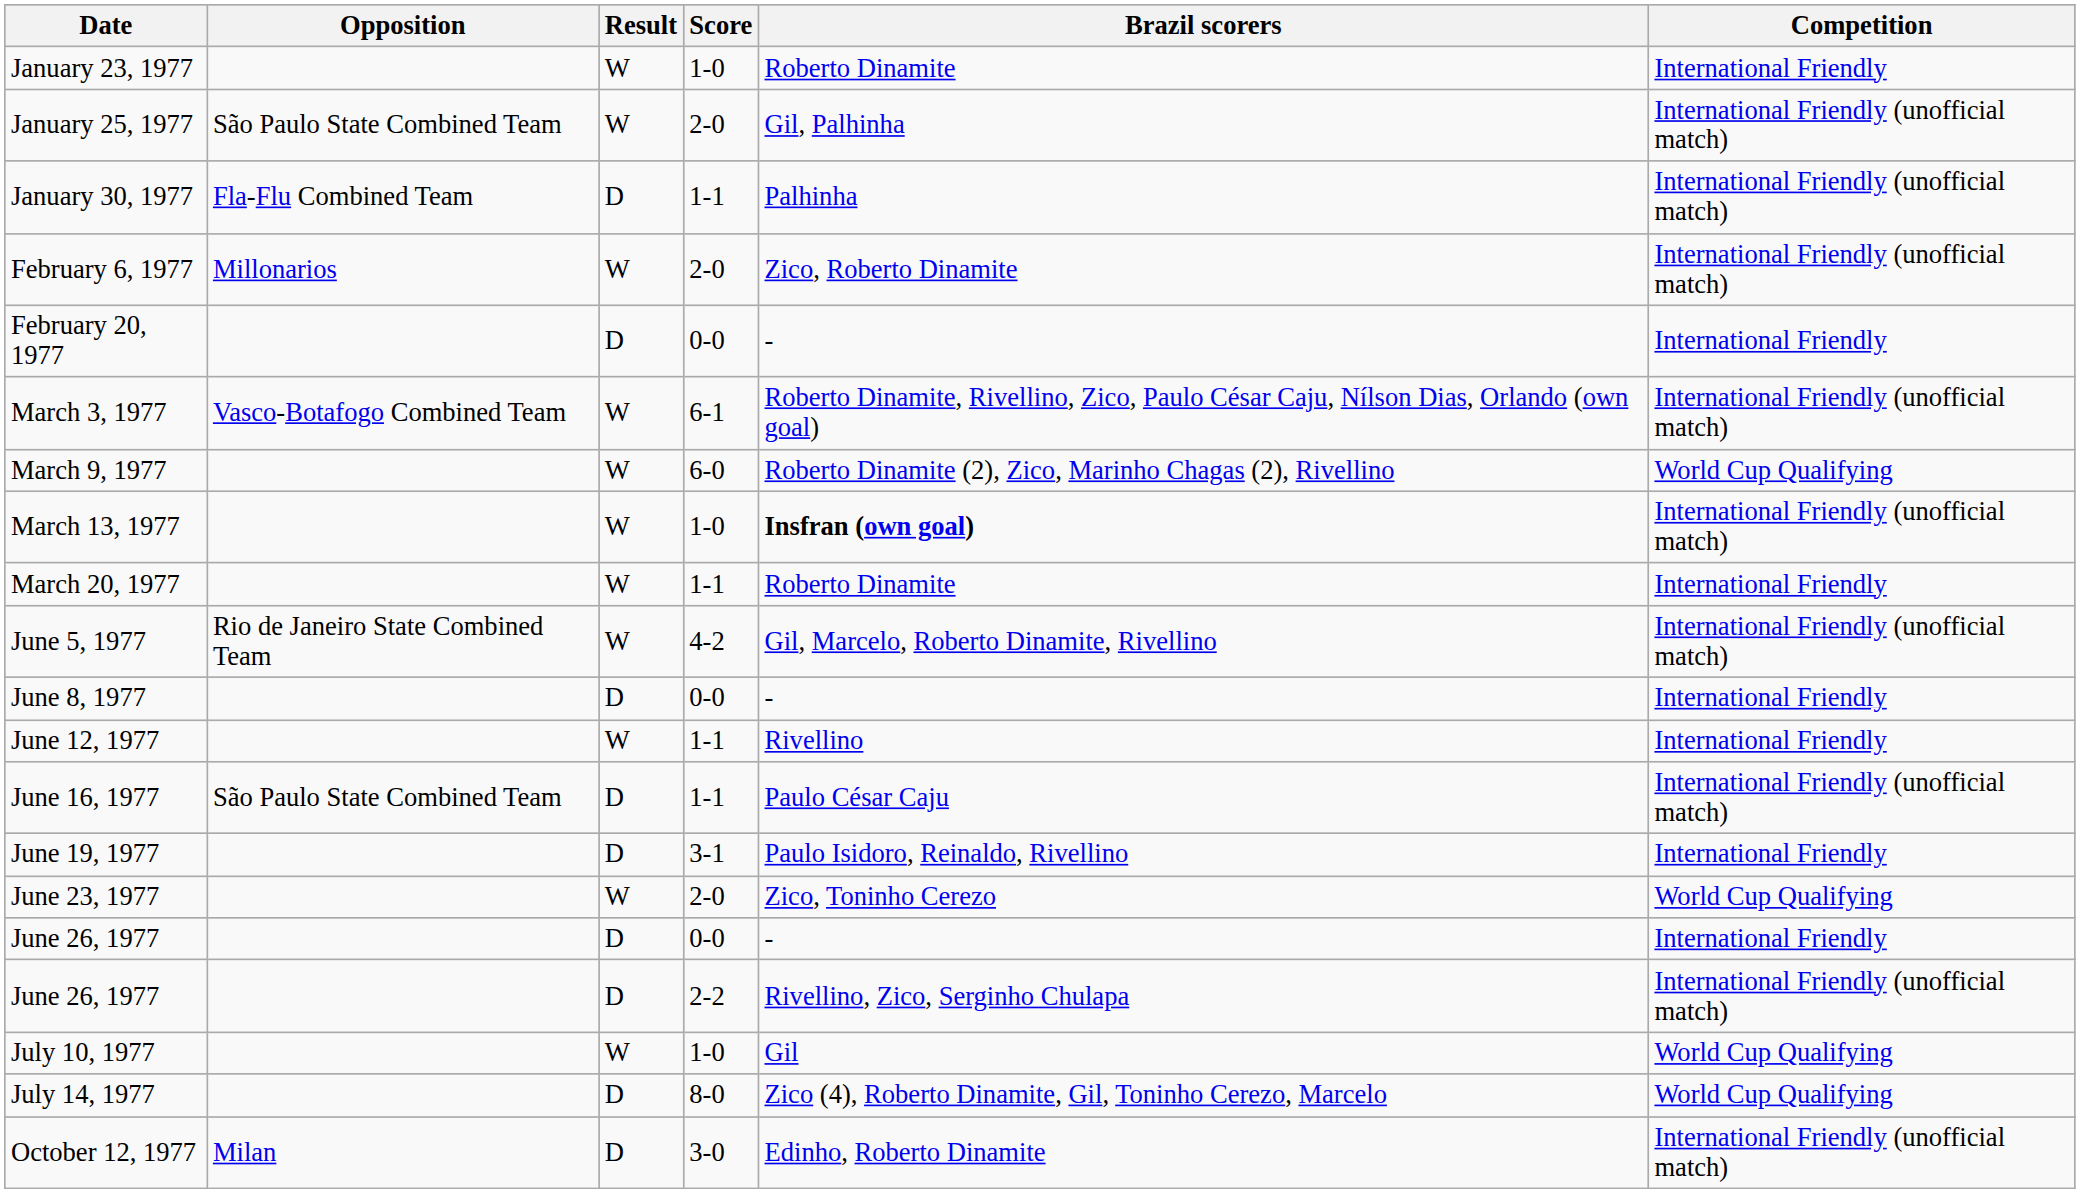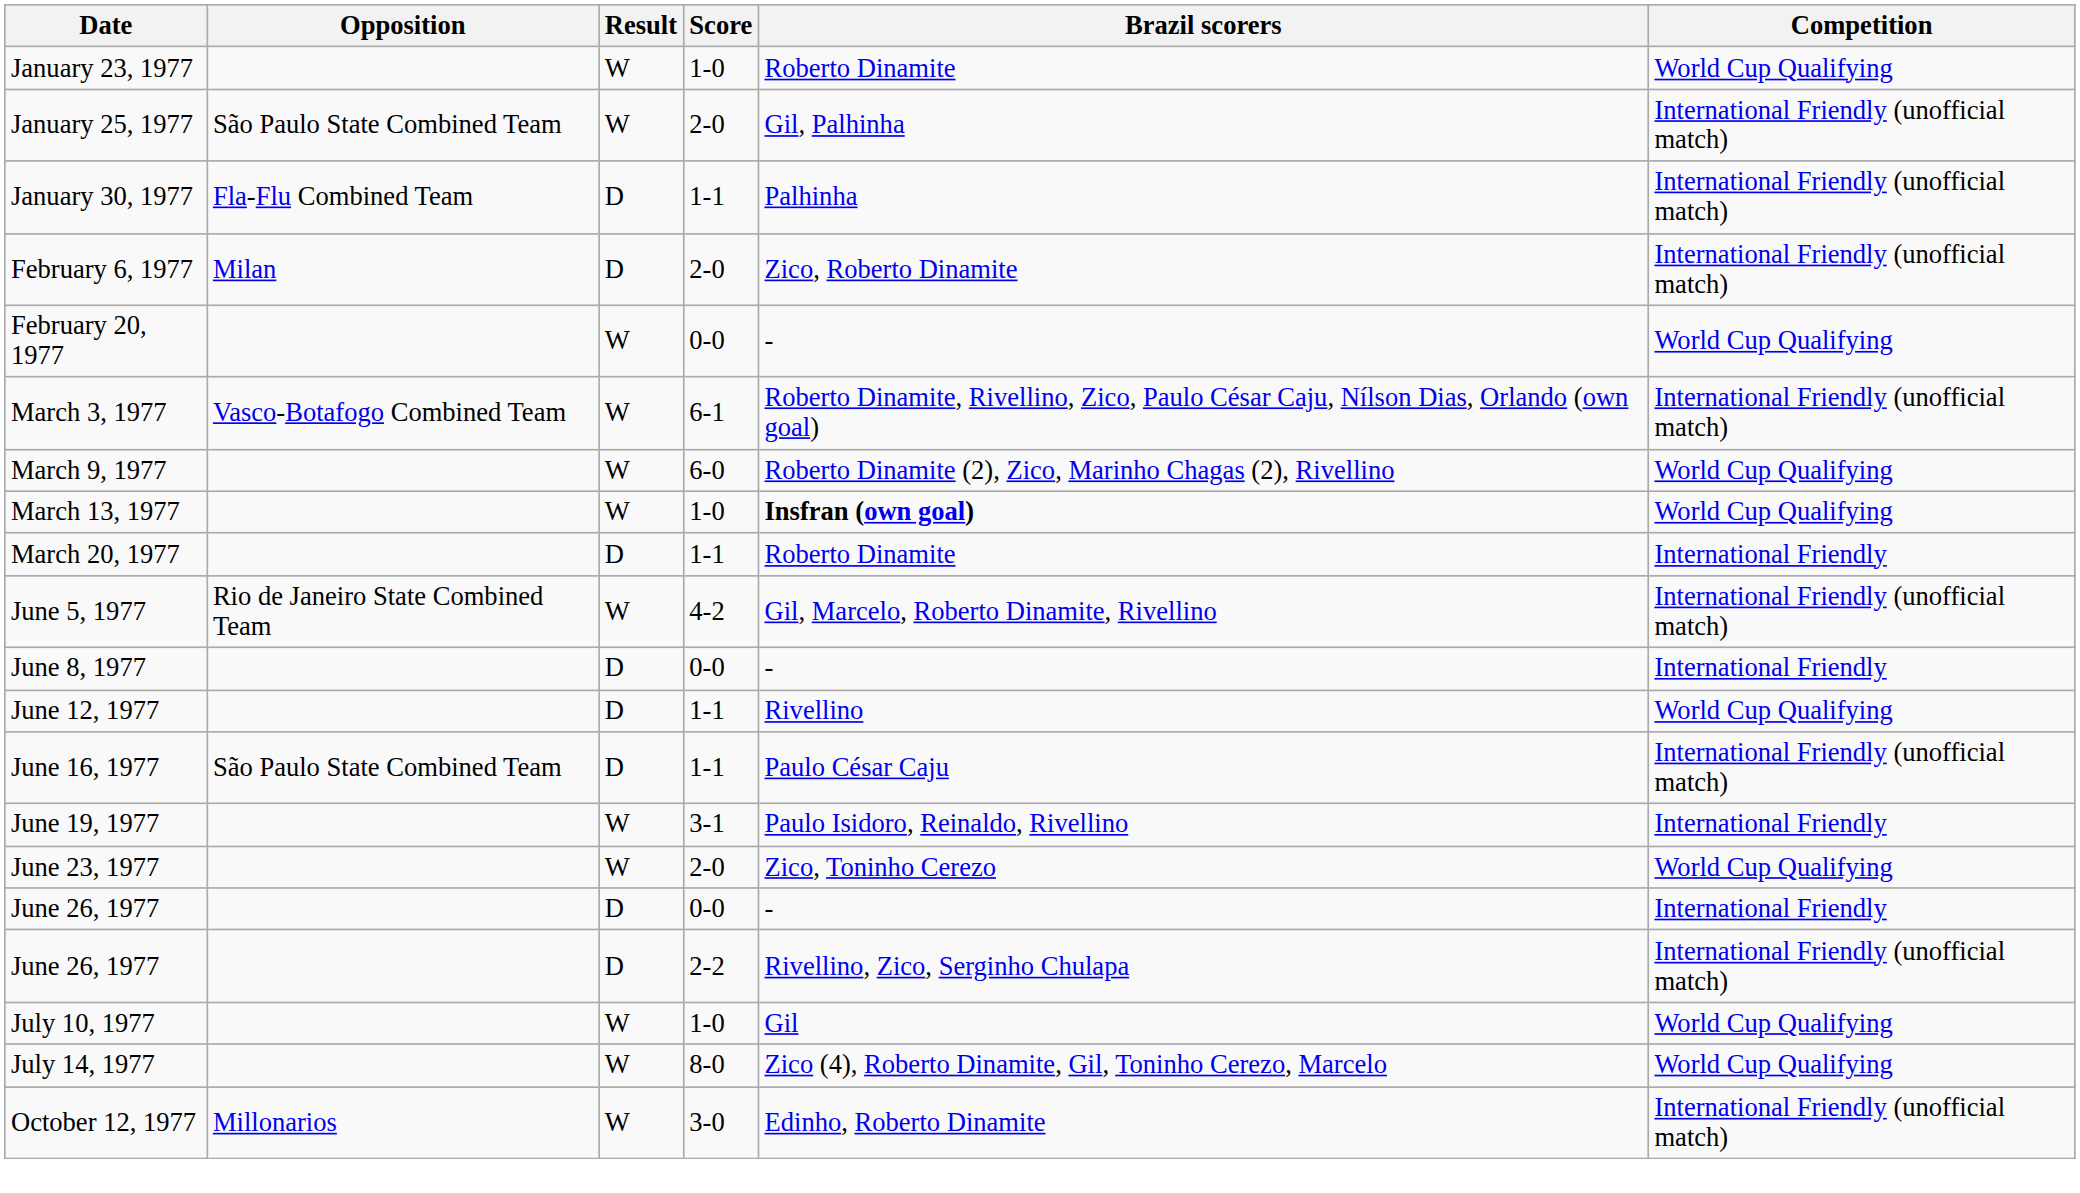(1771, 67) International Friendly -> (1774, 67) World Cup Qualifying
(275, 268) Millonarios -> (245, 268) Milan
(617, 268) W -> (614, 268) D
(614, 340) D -> (617, 340) W
(1771, 340) International Friendly -> (1774, 340) World Cup Qualifying
(1830, 526) International Friendly (unofficial match) -> (1774, 511) World Cup Qualifying
(617, 583) W -> (614, 554) D
(617, 740) W -> (614, 710) D
(1771, 740) International Friendly -> (1774, 710) World Cup Qualifying
(614, 854) D -> (617, 824) W
(614, 1094) D -> (617, 1064) W
(245, 1151) Milan -> (275, 1121) Millonarios
(614, 1151) D -> (617, 1121) W
